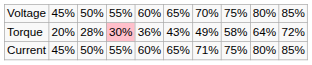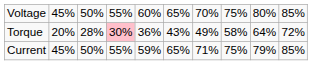(149, 50) 60% -> (149, 50) 59%
(264, 50) 80% -> (264, 50) 79%
